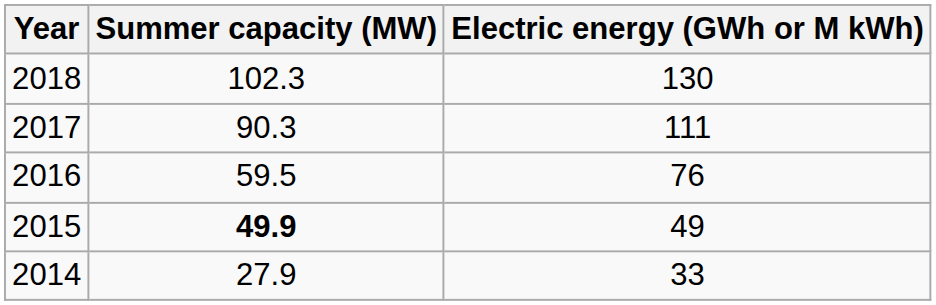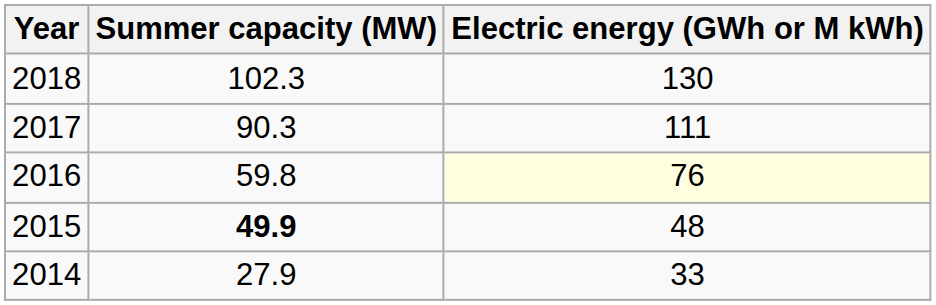(266, 176) 59.5 -> (266, 176) 59.8
(688, 176) no background -> (688, 176) lightyellow background
(688, 226) 49 -> (688, 226) 48
